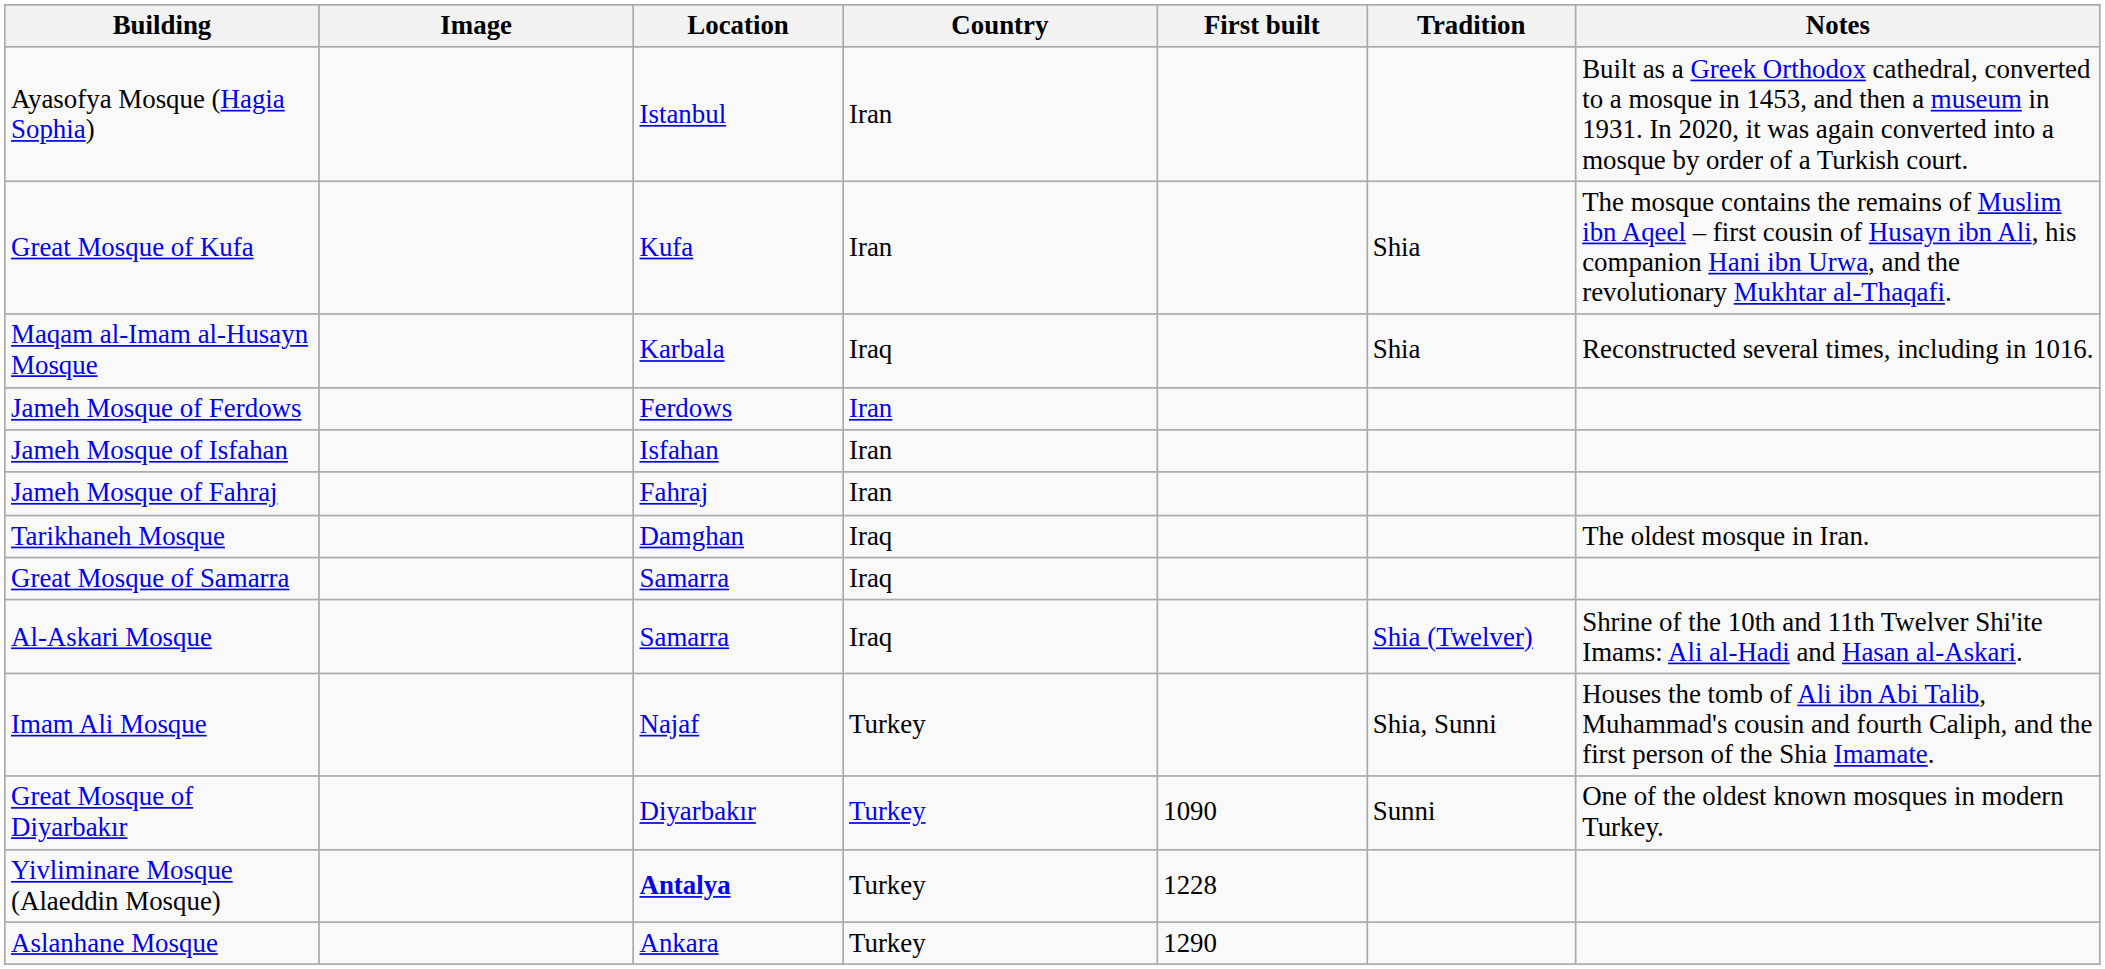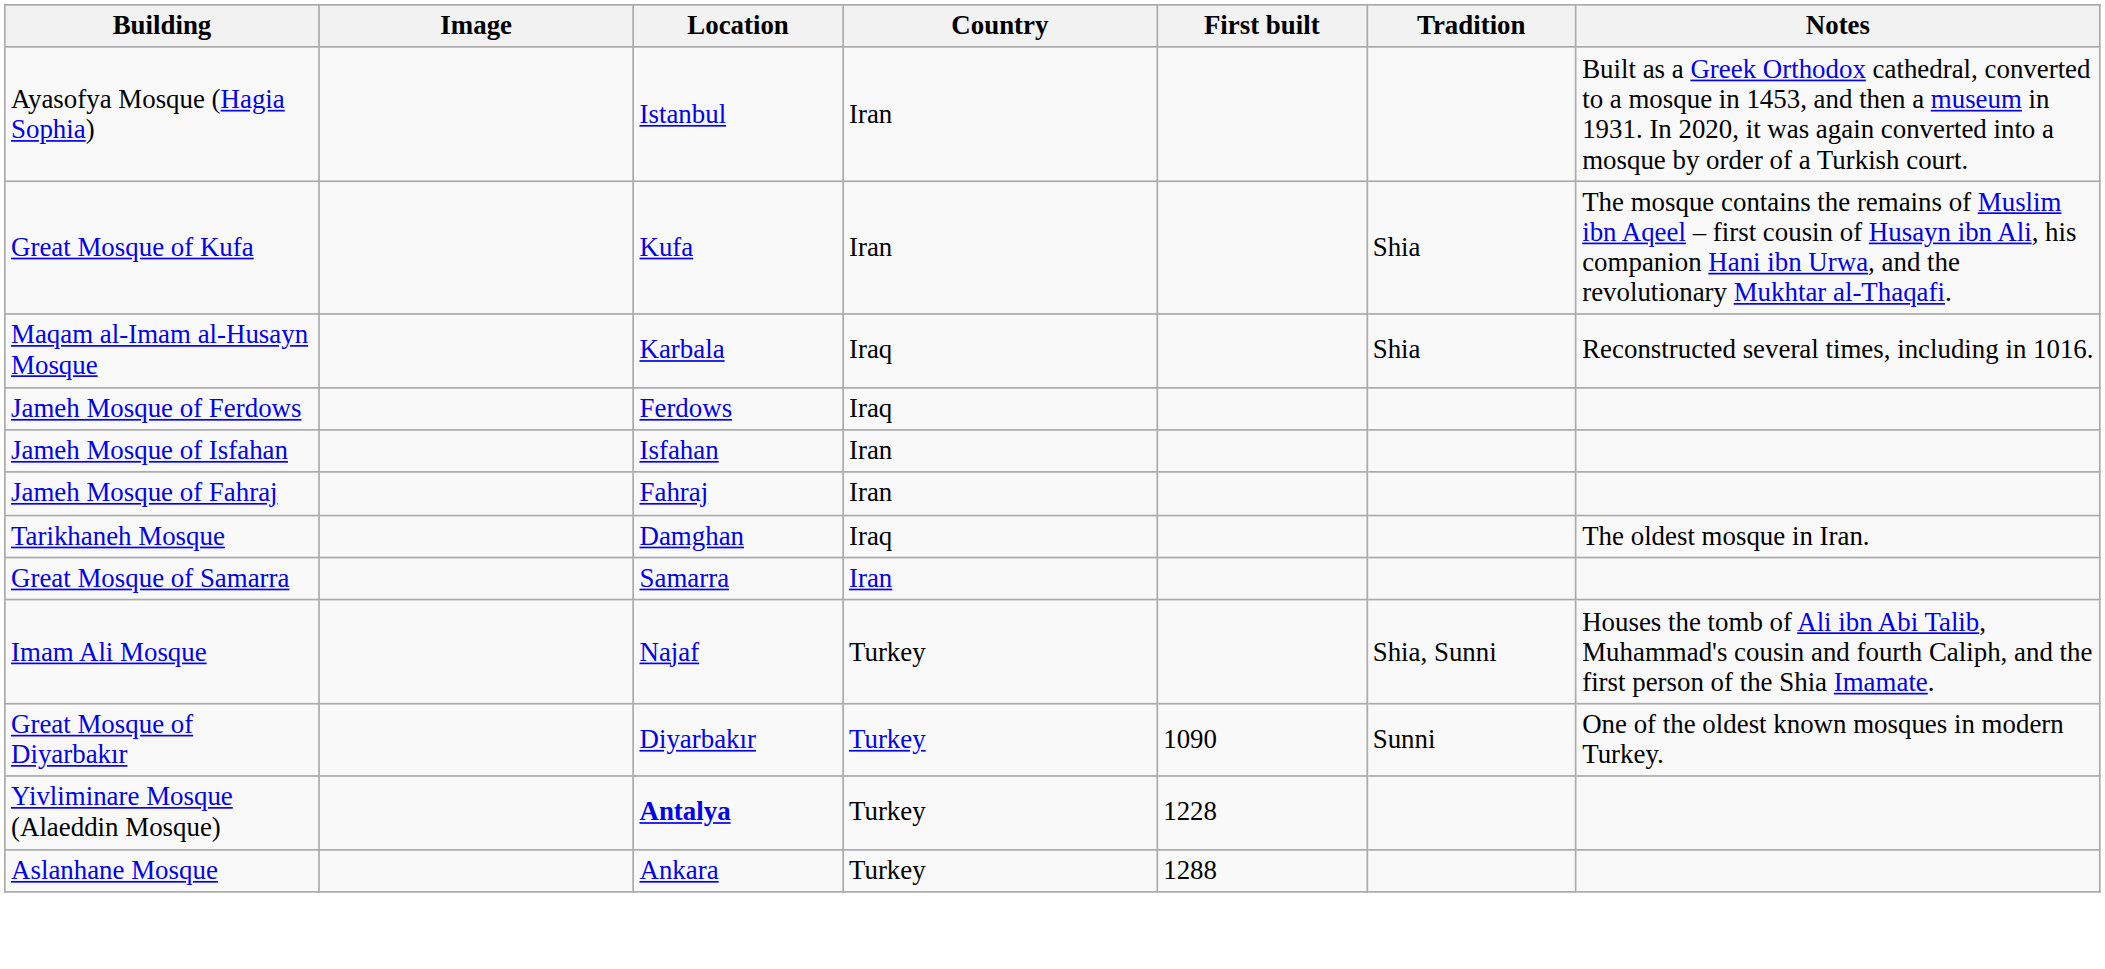(871, 408) Iran -> (871, 408) Iraq
(871, 578) Iraq -> (871, 578) Iran
- row: (111, 636)
(1190, 942) 1290 -> (1190, 870) 1288
